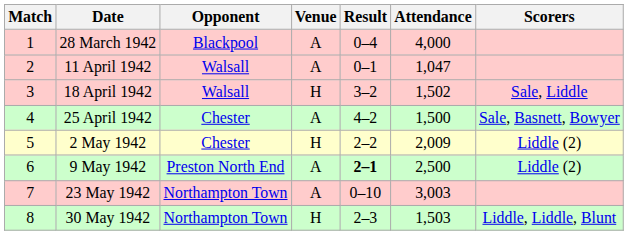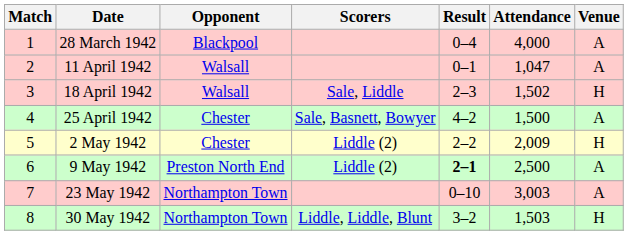columns swapped: (316, 17) <-> (549, 17)
(365, 92) 3–2 -> (464, 92) 2–3
(365, 218) 2–3 -> (464, 218) 3–2
